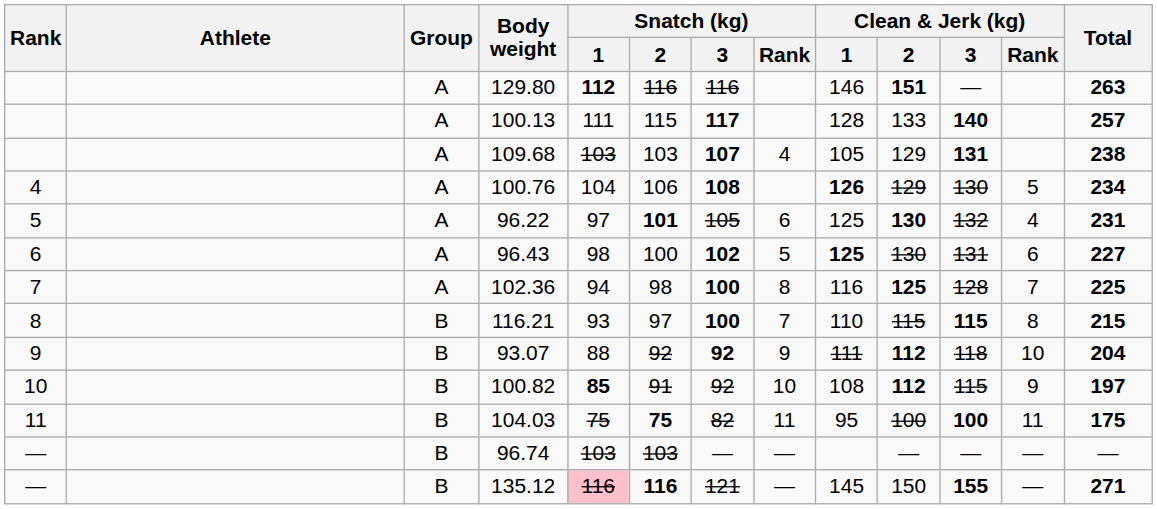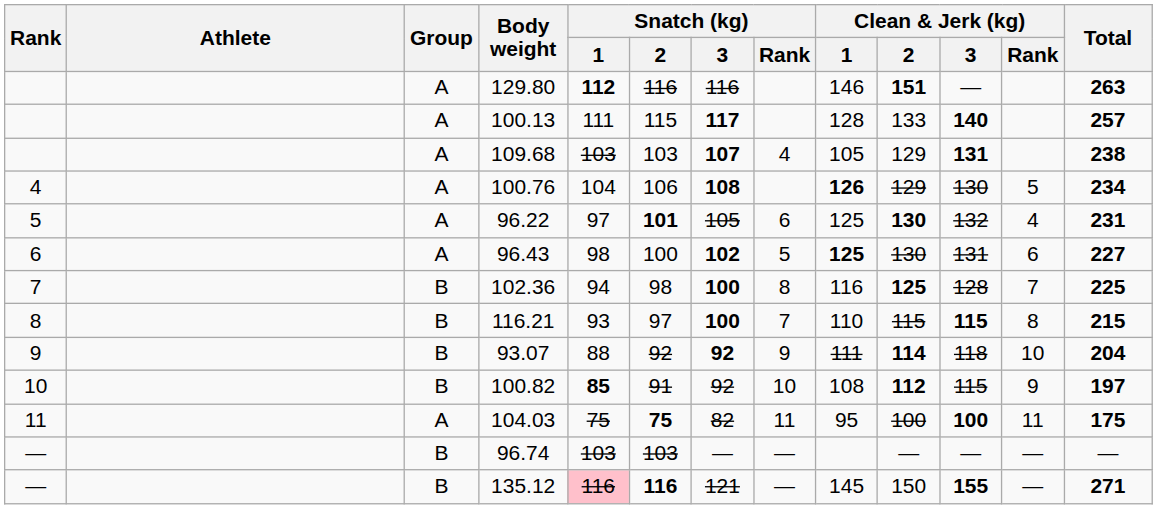(441, 287) A -> (441, 287) B
(909, 353) 112 -> (909, 353) 114
(441, 420) B -> (441, 420) A
